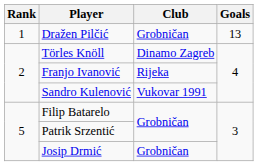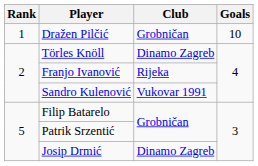(235, 33) 13 -> (235, 33) 10
(163, 151) Grobničan -> (175, 151) Dinamo Zagreb
